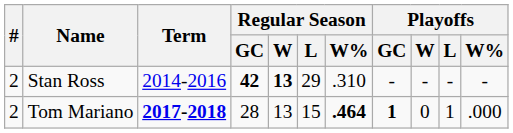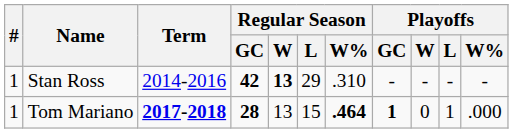(14, 81) 2 -> (14, 81) 1
(14, 111) 2 -> (14, 111) 1
(250, 111) normal -> (250, 111) bold
